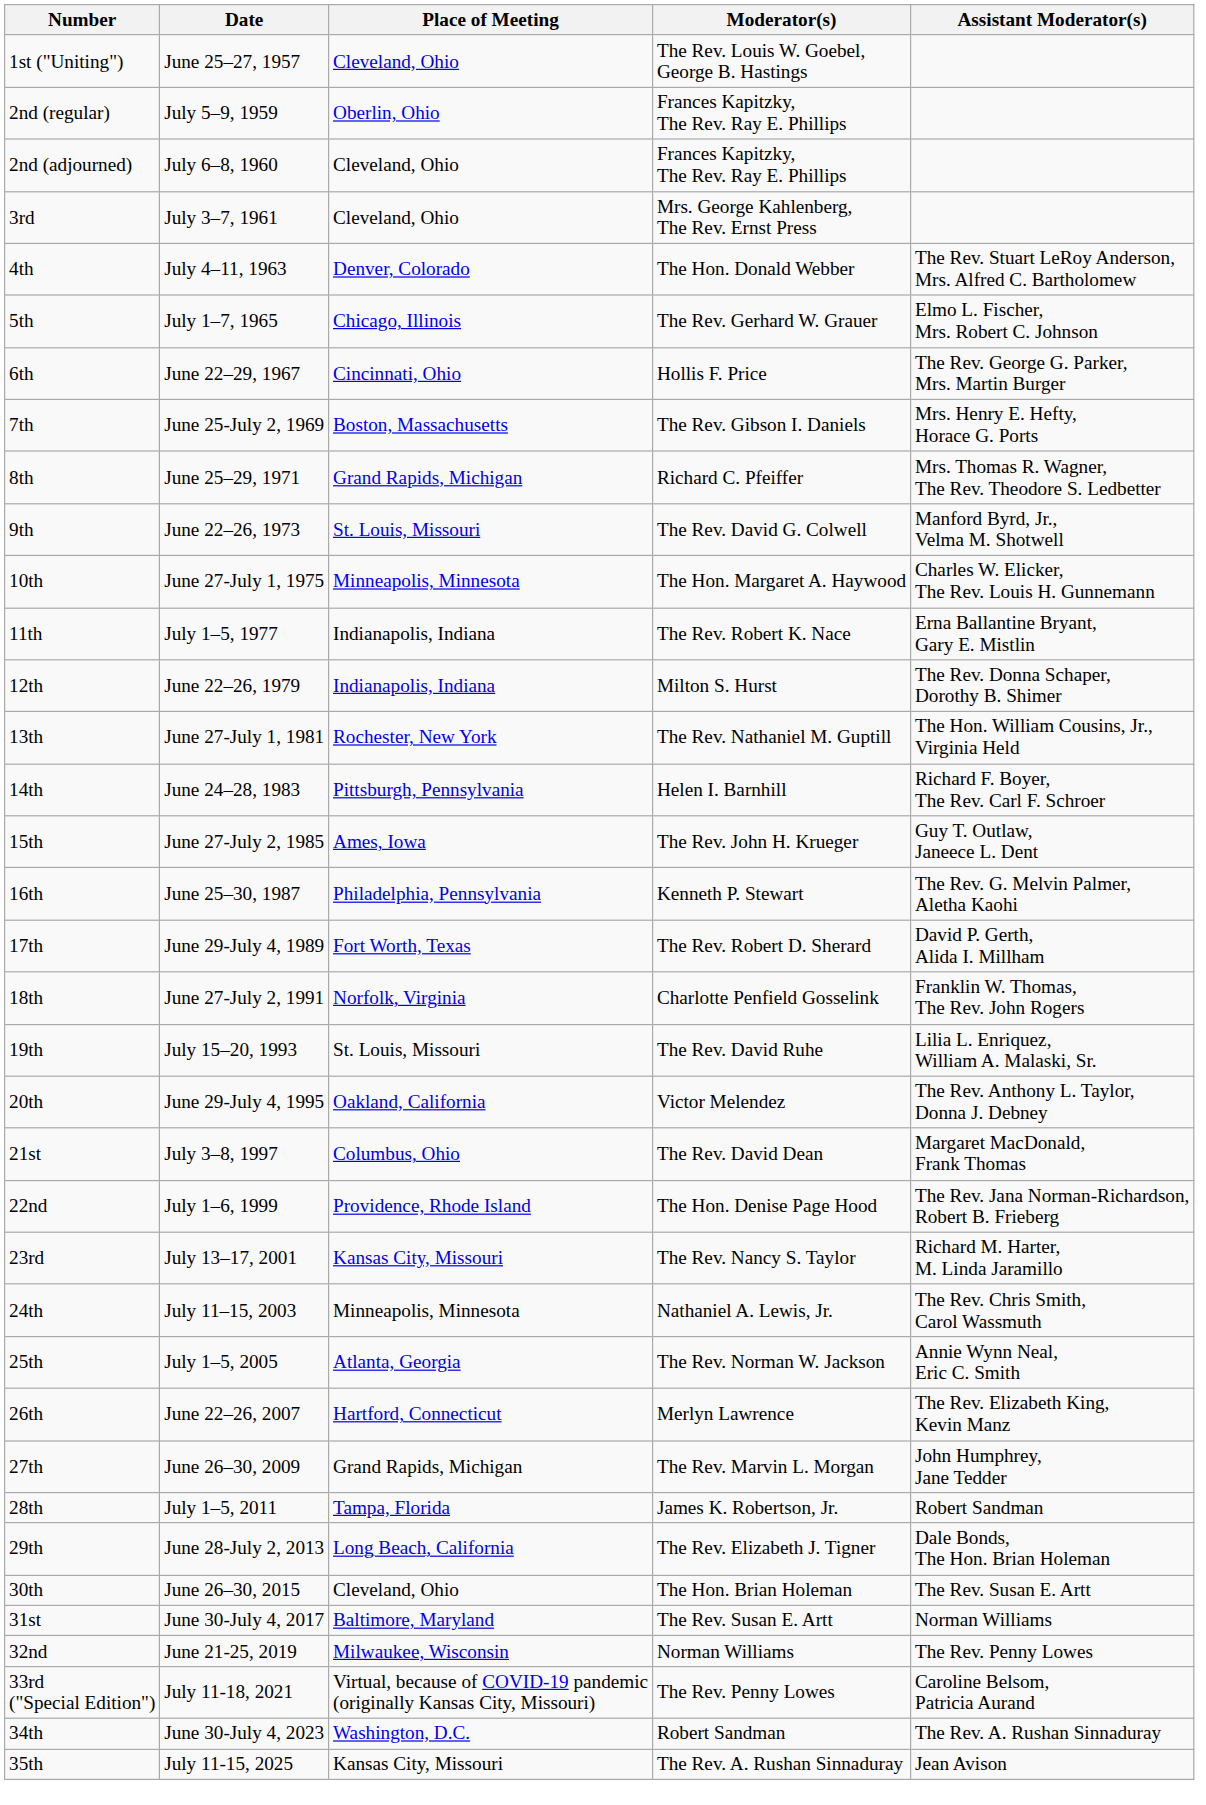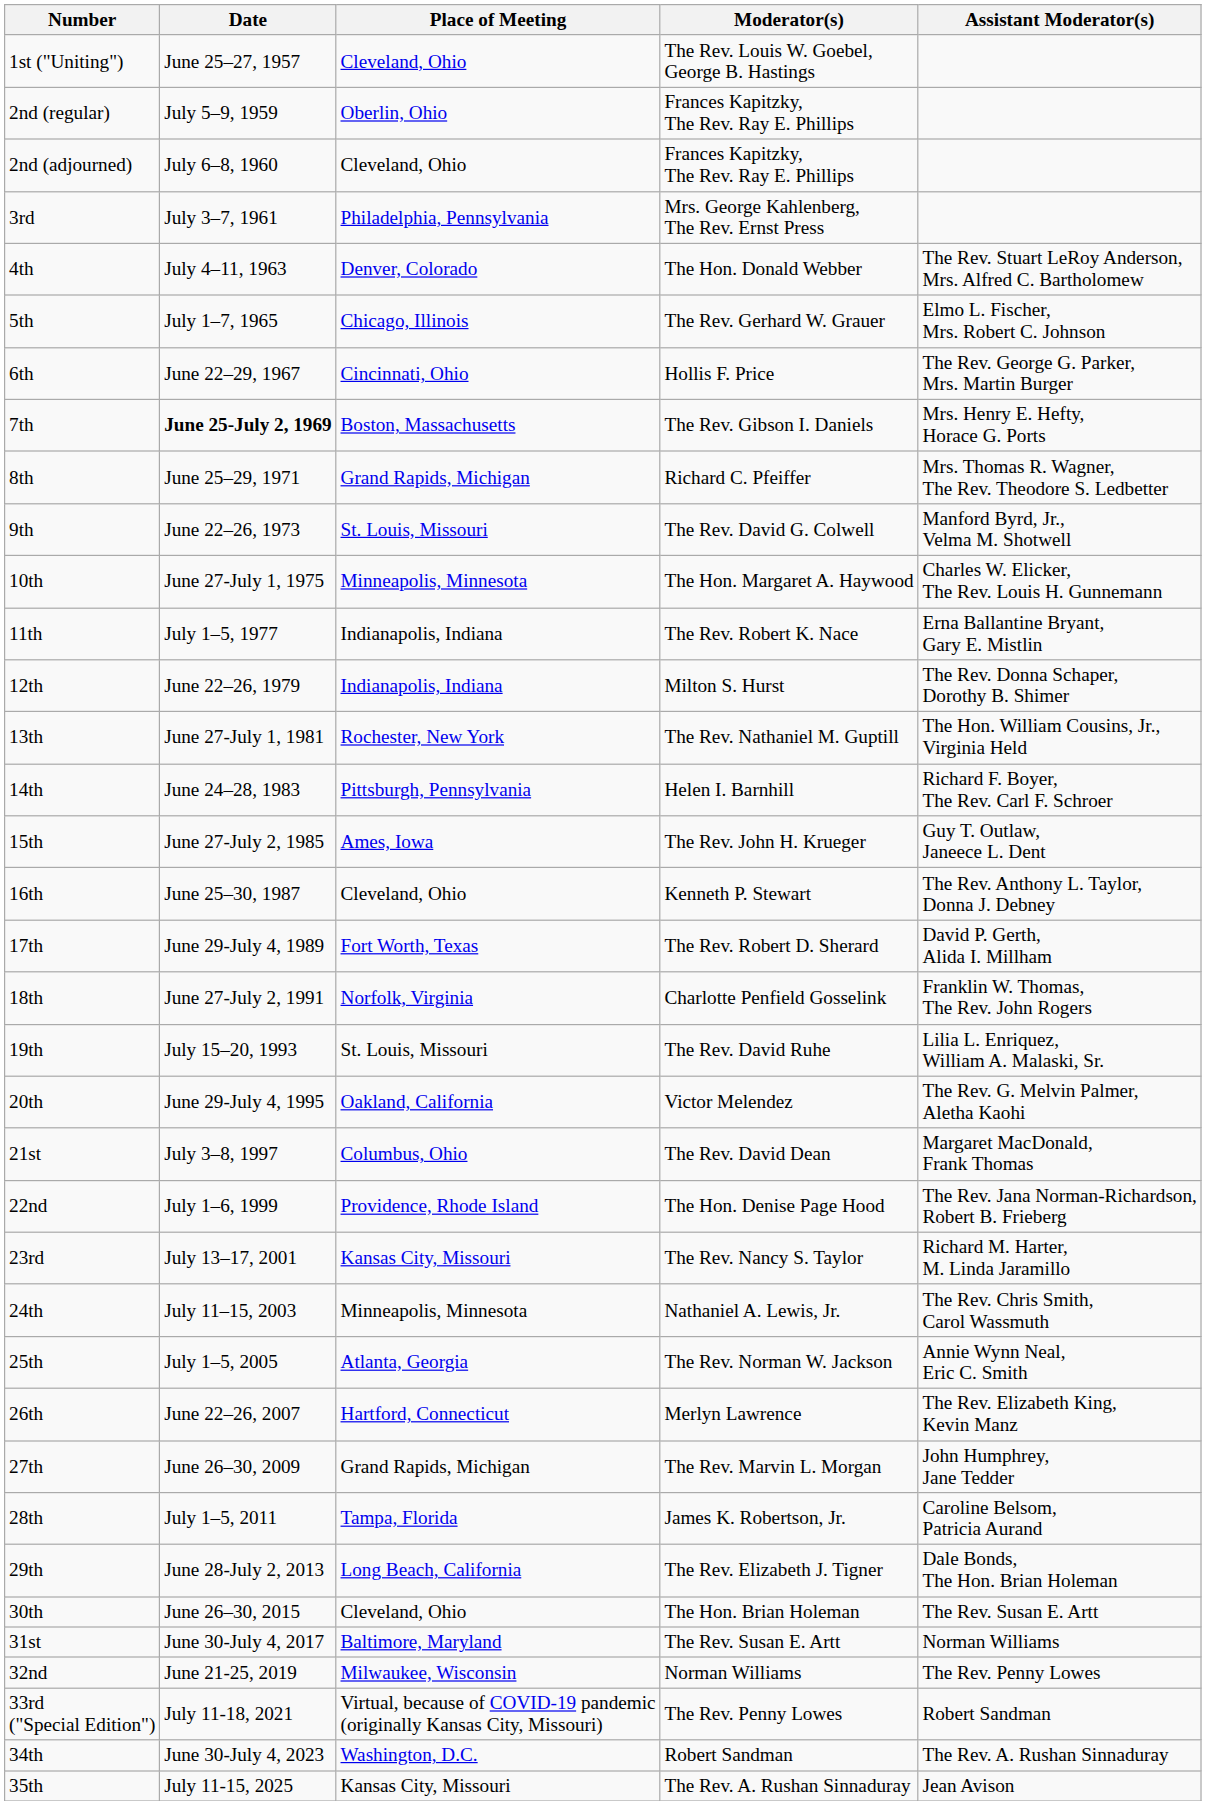(396, 217) Cleveland, Ohio -> (445, 217) Philadelphia, Pennsylvania
(244, 425) normal -> (248, 425) bold
(437, 893) Philadelphia, Pennsylvania -> (403, 893) Cleveland, Ohio
(1023, 893) The Rev. G. Melvin Palmer, Aletha Kaohi -> (1032, 893) The Rev. Anthony L. Taylor, Donna J. Debney
(1025, 1101) The Rev. Anthony L. Taylor, Donna J. Debney -> (1030, 1101) The Rev. G. Melvin Palmer, Aletha Kaohi
(979, 1507) Robert Sandman -> (990, 1518) Caroline Belsom, Patricia Aurand
(982, 1692) Caroline Belsom, Patricia Aurand -> (987, 1713) Robert Sandman
